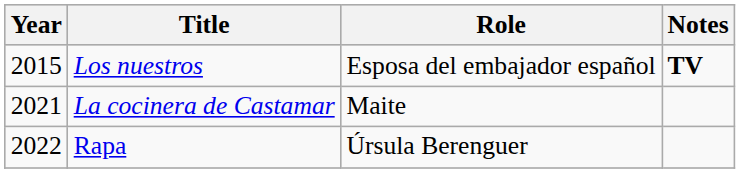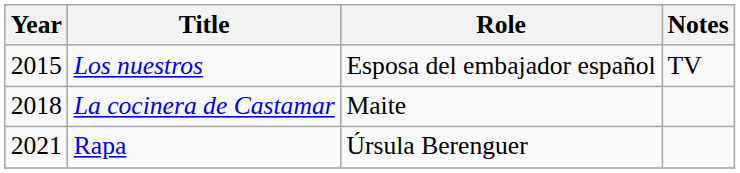(685, 65) bold -> (685, 65) normal
(36, 106) 2021 -> (36, 106) 2018
(36, 146) 2022 -> (36, 146) 2021
